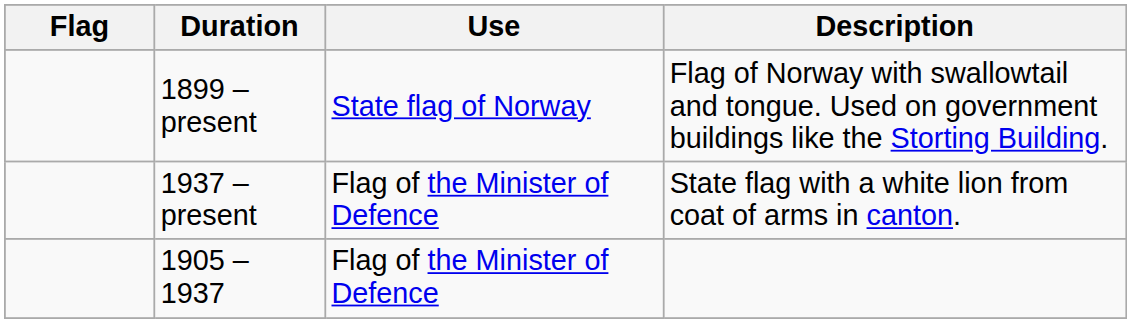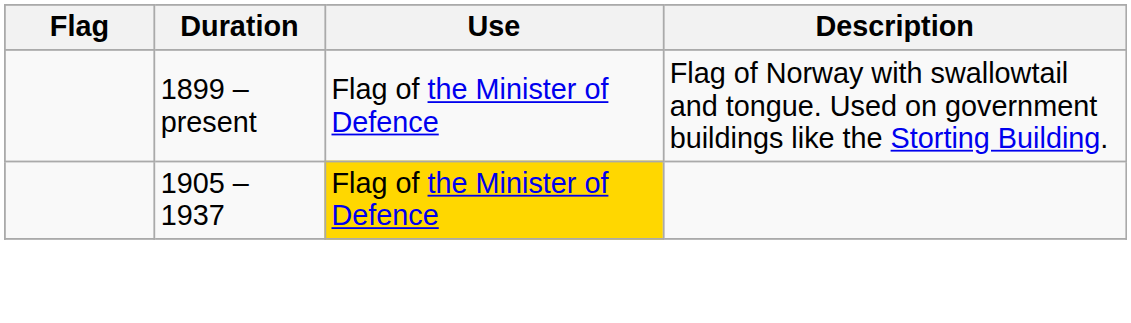(461, 105) State flag of Norway -> (470, 105) Flag of the Minister of Defence
- row: (209, 199)
(470, 277) no background -> (470, 199) gold background
